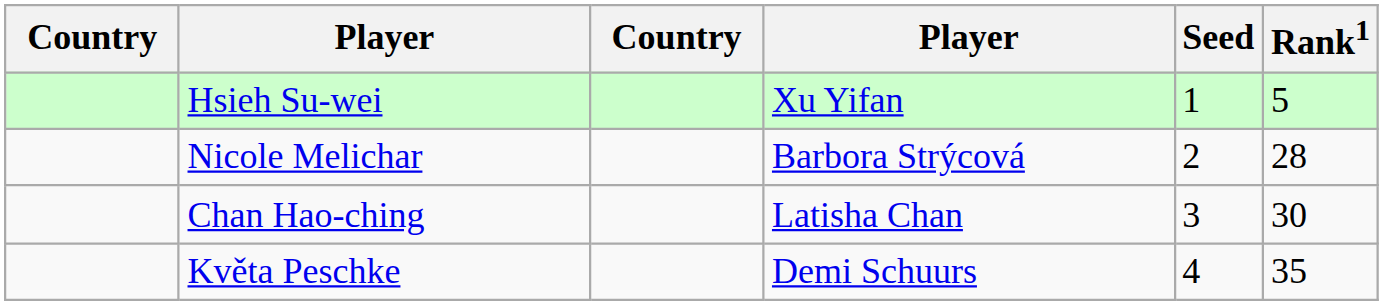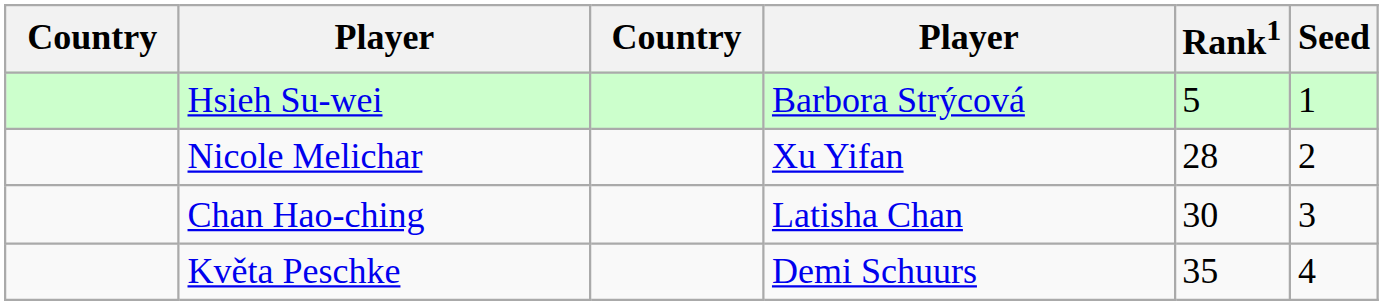columns swapped: (1320, 37) <-> (1218, 37)
(838, 99) Xu Yifan -> (898, 99) Barbora Strýcová
(898, 156) Barbora Strýcová -> (838, 156) Xu Yifan
